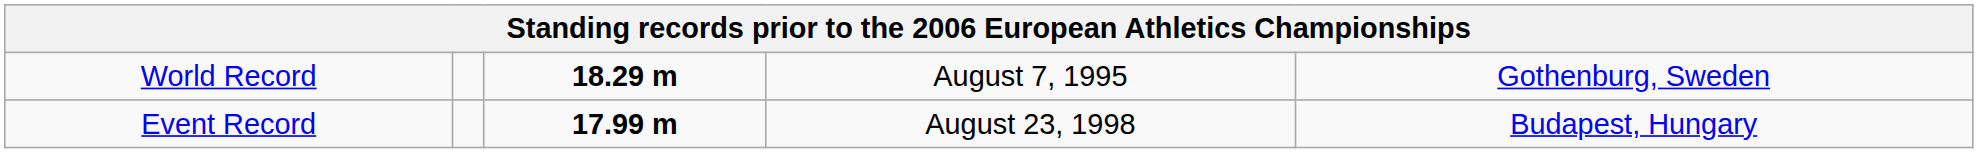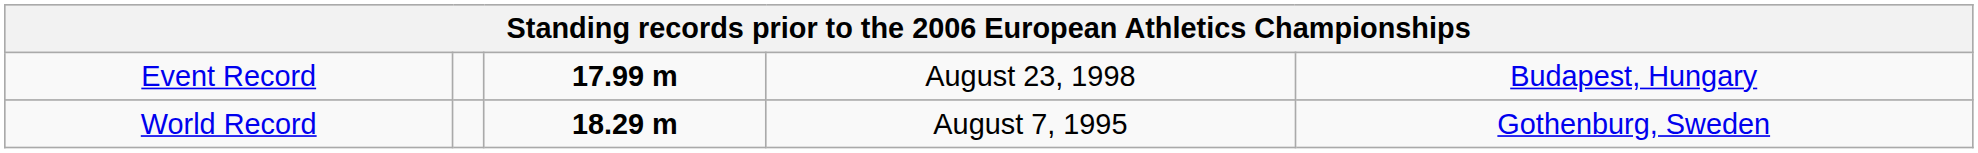rows swapped: (229, 75) <-> (229, 123)
